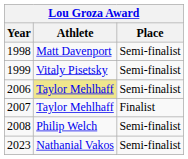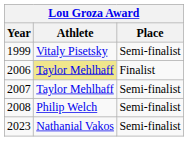- row: (19, 51)
(150, 88) Semi-finalist -> (137, 70) Finalist
(137, 107) Finalist -> (150, 88) Semi-finalist
